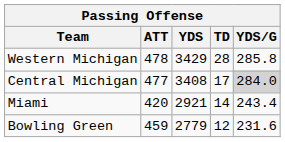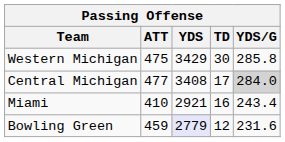(156, 60) 478 -> (156, 60) 475
(222, 60) 28 -> (222, 60) 30
(156, 104) 420 -> (156, 104) 410
(222, 104) 14 -> (222, 104) 16
(191, 126) no background -> (191, 126) lavender background
